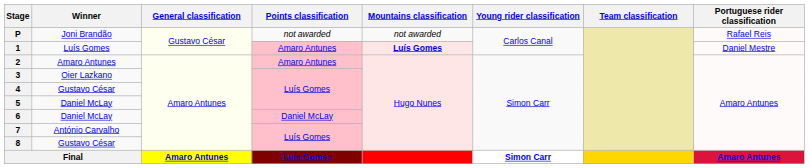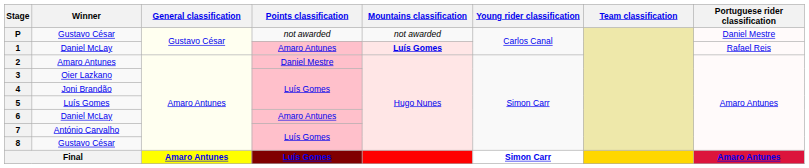(87, 35) Joni Brandão -> (87, 35) Gustavo César
(749, 35) Rafael Reis -> (749, 35) Daniel Mestre
(87, 48) Luís Gomes -> (87, 48) Daniel McLay
(749, 48) Daniel Mestre -> (749, 48) Rafael Reis
(307, 62) Amaro Antunes -> (307, 62) Daniel Mestre
(87, 89) Gustavo César -> (87, 89) Joni Brandão
(87, 103) Daniel McLay -> (87, 103) Luís Gomes
(307, 117) Daniel McLay -> (307, 117) Amaro Antunes
